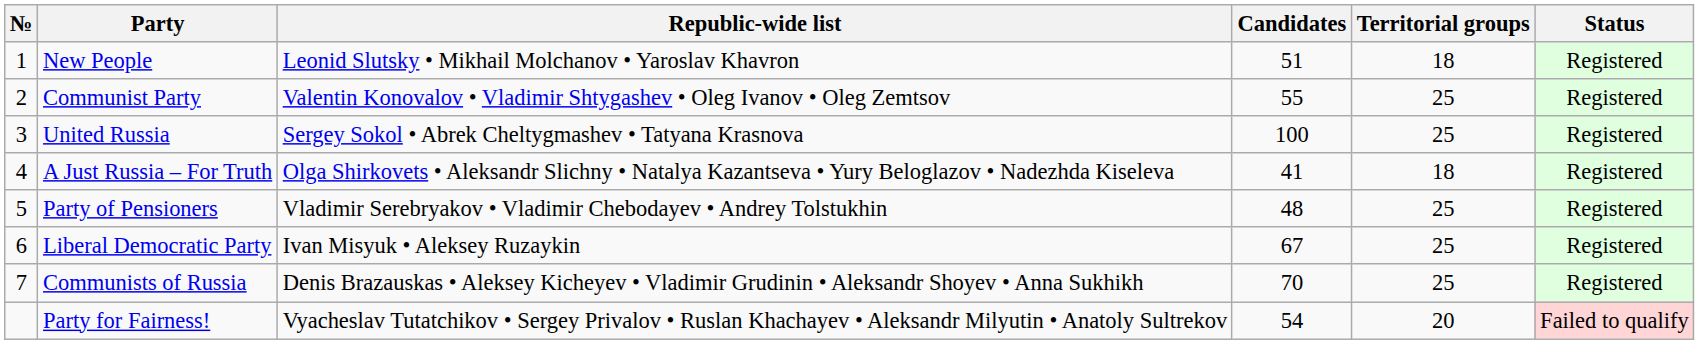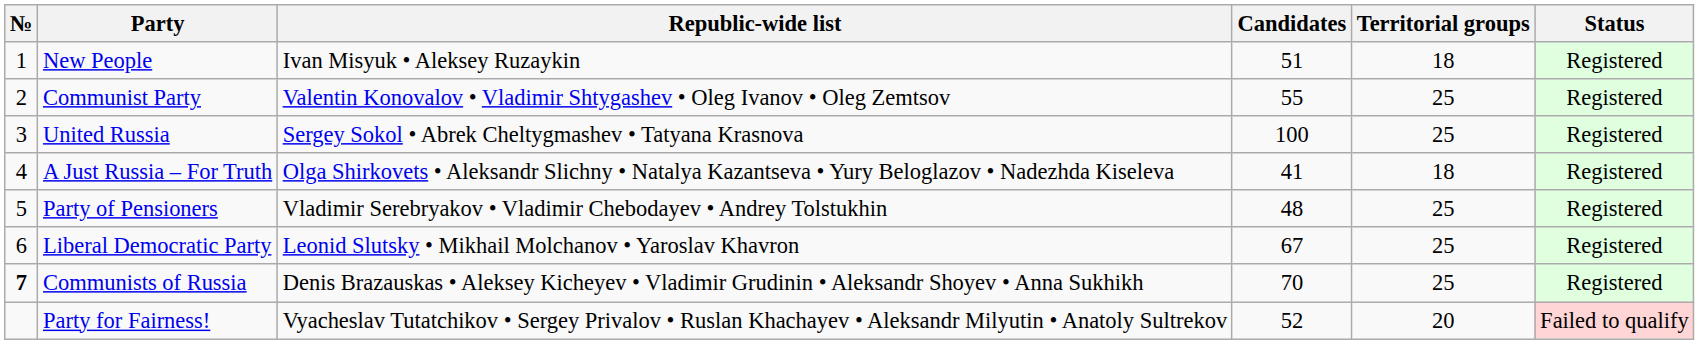(541, 60) Leonid Slutsky • Mikhail Molchanov • Yaroslav Khavron -> (431, 60) Ivan Misyuk • Aleksey Ruzaykin
(431, 245) Ivan Misyuk • Aleksey Ruzaykin -> (541, 245) Leonid Slutsky • Mikhail Molchanov • Yaroslav Khavron
(21, 282) normal -> (21, 282) bold
(1292, 319) 54 -> (1292, 319) 52
